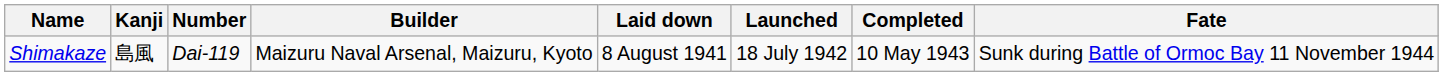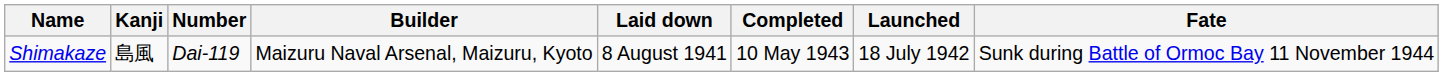columns swapped: (792, 21) <-> (913, 21)
